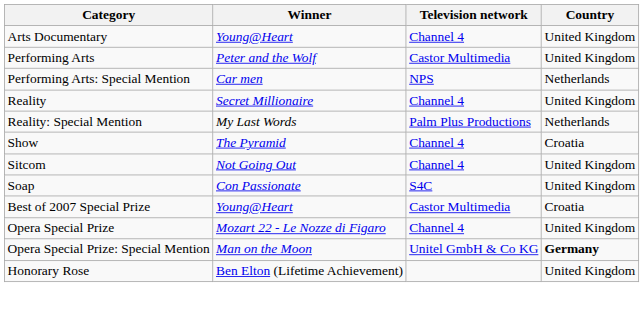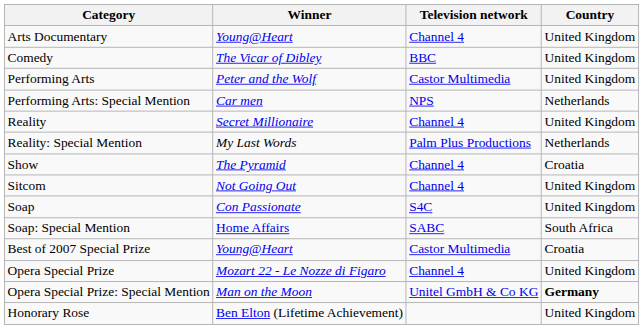+ row: (30, 57)
+ row: (69, 228)
